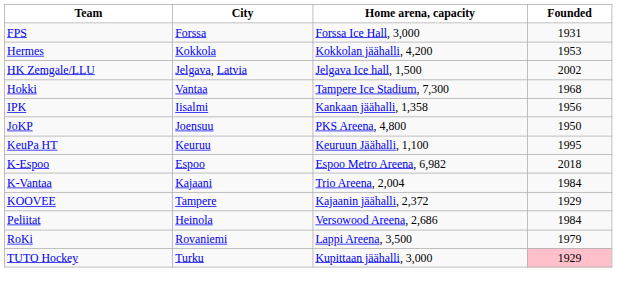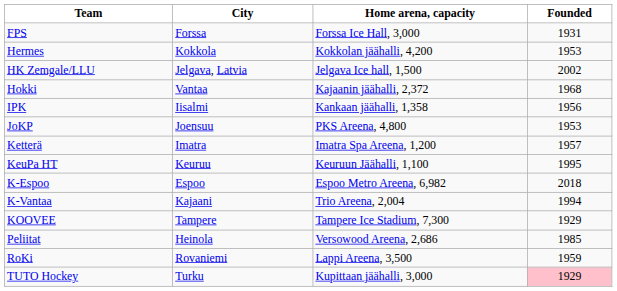(382, 88) Tampere Ice Stadium, 7,300 -> (372, 88) Kajaanin jäähalli, 2,372
(570, 126) 1950 -> (570, 126) 1953
+ row: (25, 145)
(570, 182) 1984 -> (570, 201) 1994
(372, 201) Kajaanin jäähalli, 2,372 -> (382, 220) Tampere Ice Stadium, 7,300
(570, 220) 1984 -> (570, 239) 1985
(570, 239) 1979 -> (570, 257) 1959
